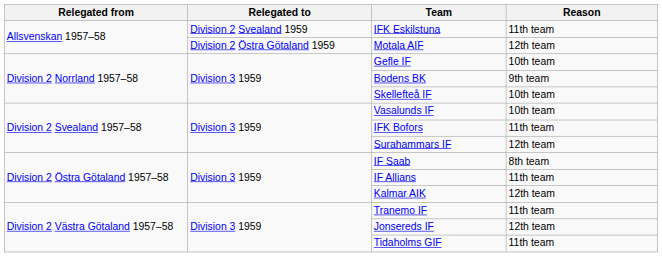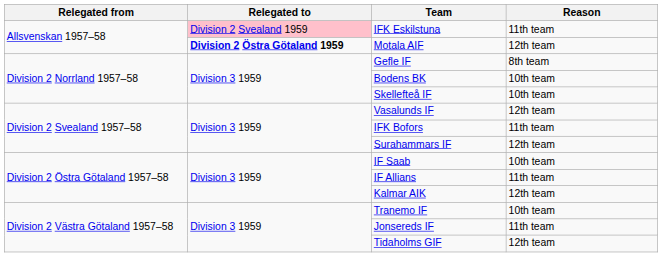(249, 29) no background -> (249, 29) pink background
(263, 45) normal -> (267, 45) bold
(532, 62) 10th team -> (529, 62) 8th team
(529, 78) 9th team -> (532, 78) 10th team
(532, 111) 10th team -> (532, 111) 12th team
(529, 161) 8th team -> (532, 161) 10th team
(531, 210) 11th team -> (532, 210) 10th team
(532, 227) 12th team -> (531, 227) 11th team
(531, 243) 11th team -> (532, 243) 12th team
